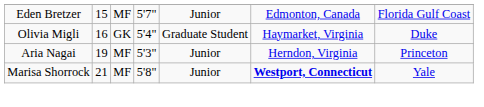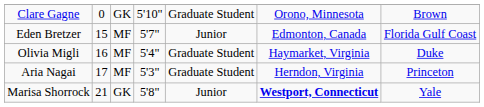+ row: (48, 14)
(122, 33) GK -> (122, 53) MF
(102, 53) 19 -> (102, 72) 17
(205, 53) Junior -> (211, 72) Graduate Student
(122, 72) MF -> (122, 92) GK
